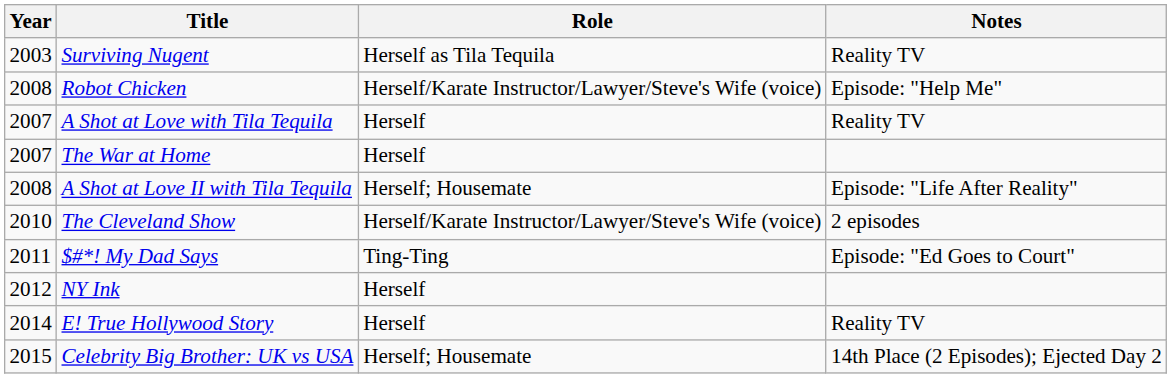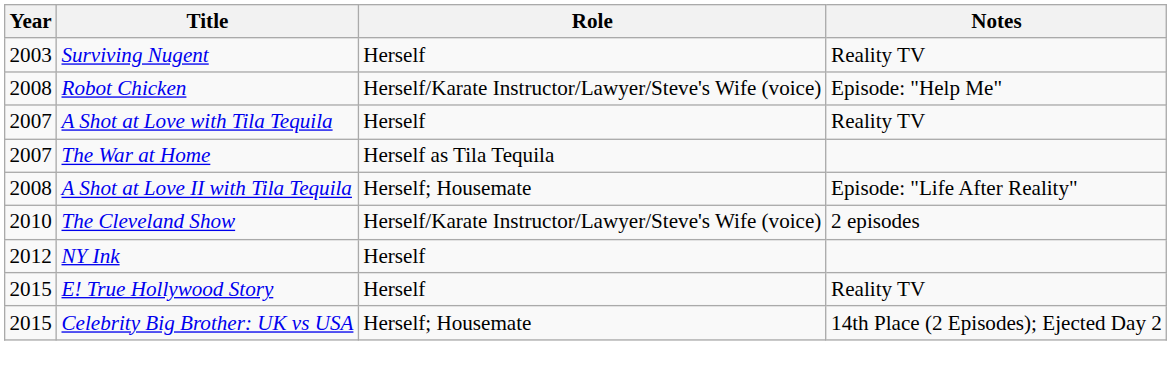(459, 54) Herself as Tila Tequila -> (394, 54) Herself
(394, 155) Herself -> (459, 155) Herself as Tila Tequila
- row: (140, 255)
(31, 322) 2014 -> (31, 289) 2015
